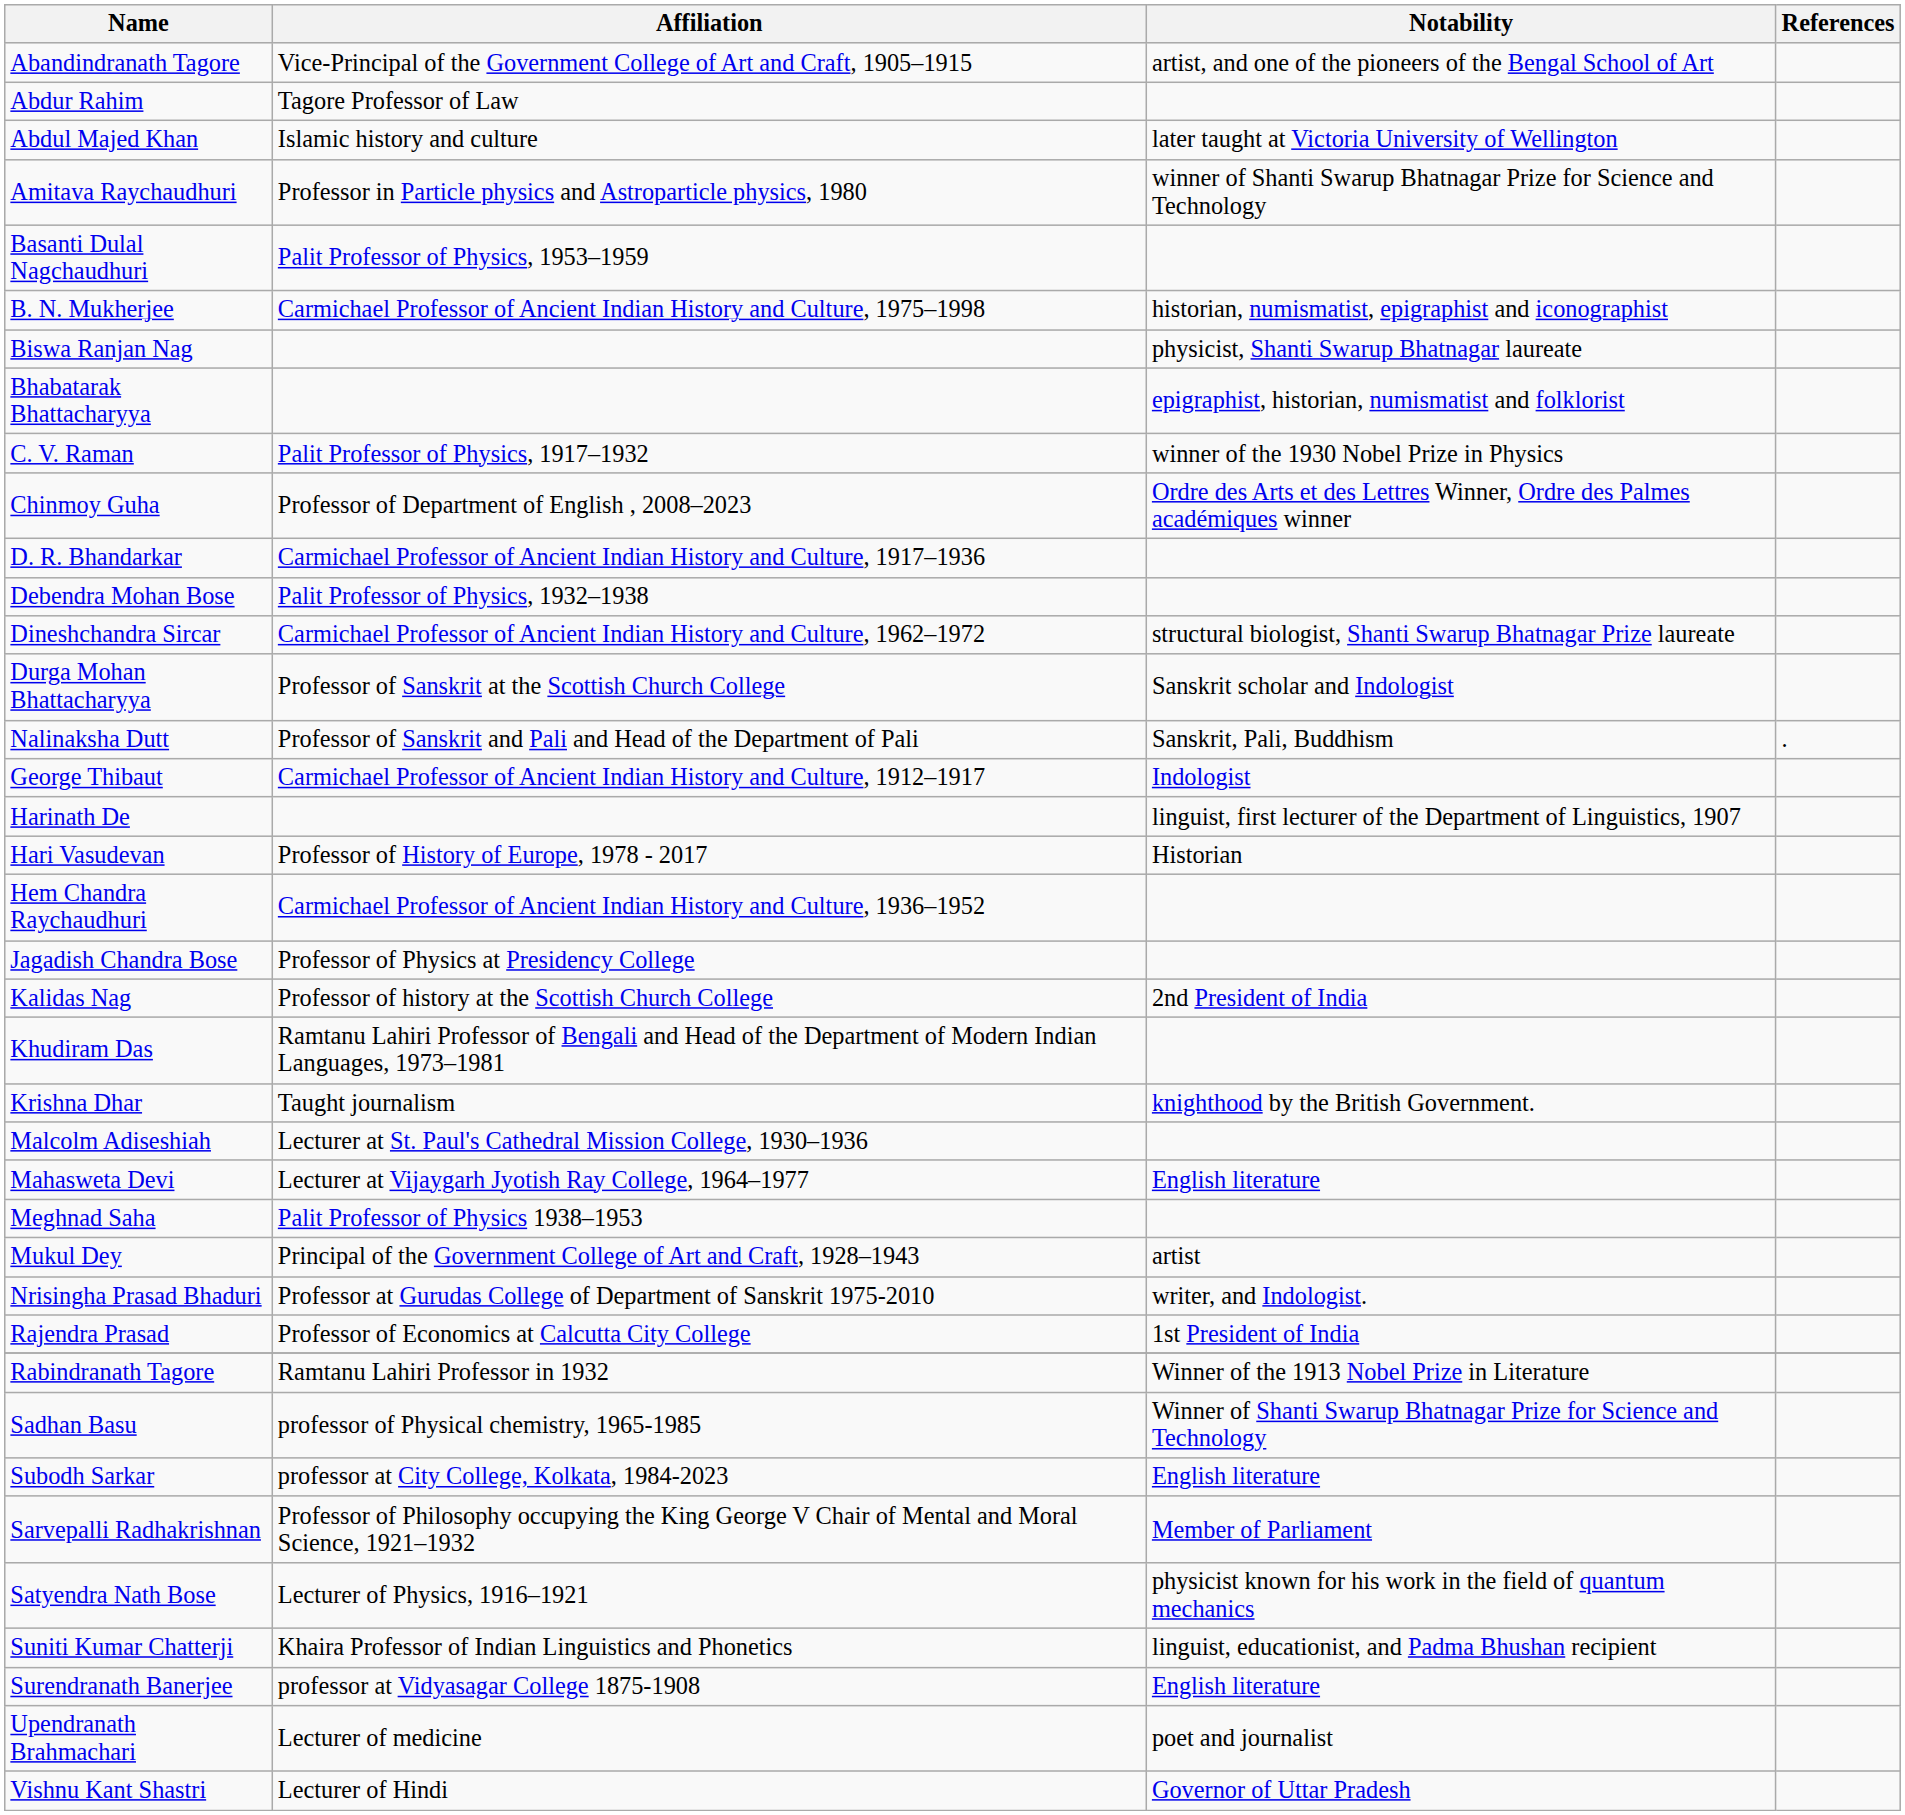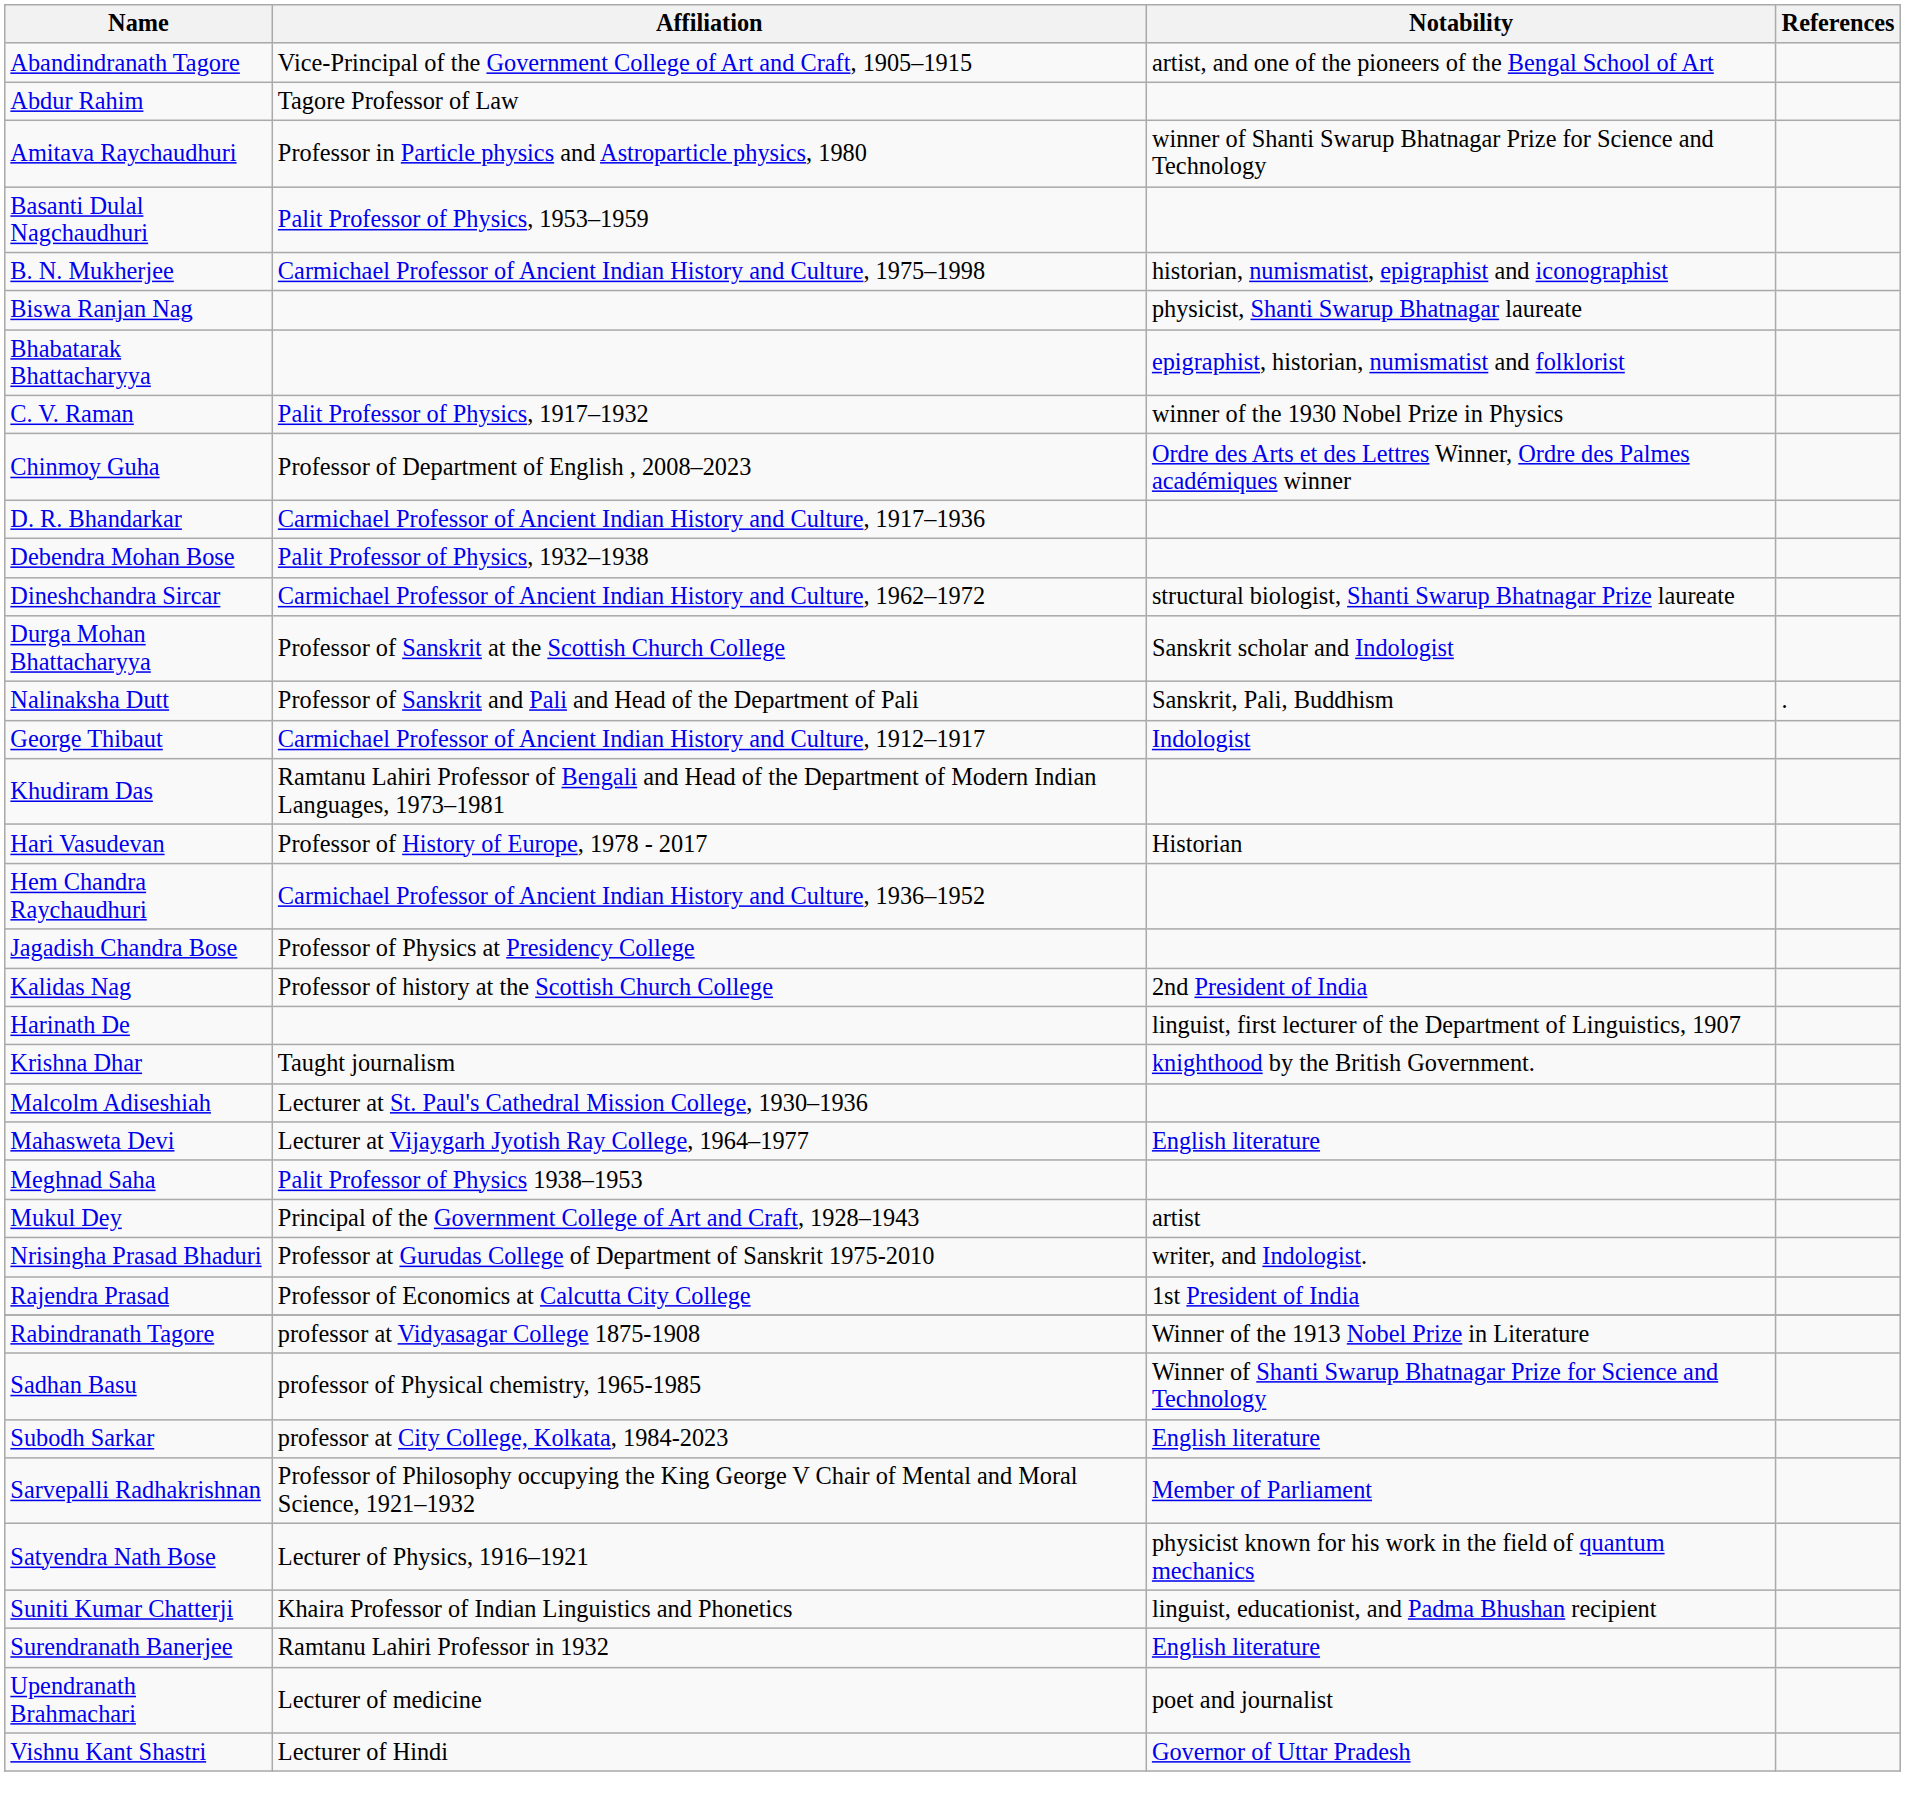- row: (104, 139)
rows swapped: (70, 816) <-> (82, 1050)
(443, 1372) Ramtanu Lahiri Professor in 1932 -> (489, 1333) professor at Vidyasagar College 1875-1908
(489, 1685) professor at Vidyasagar College 1875-1908 -> (443, 1647) Ramtanu Lahiri Professor in 1932
